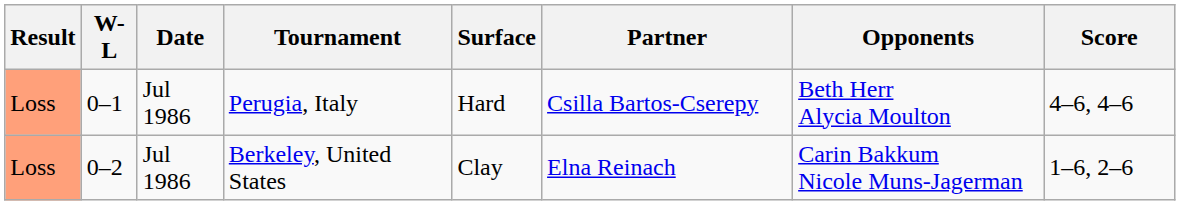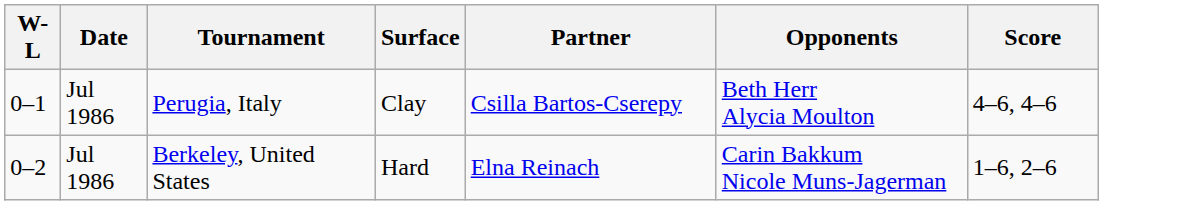- column: (43, 37)
(481, 102) Hard -> (404, 102) Clay
(480, 167) Clay -> (405, 167) Hard
